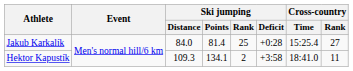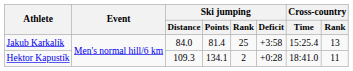(271, 43) +0:28 -> (271, 43) +3:58
(335, 43) 27 -> (335, 43) 13
(271, 58) +3:58 -> (271, 58) +0:28
